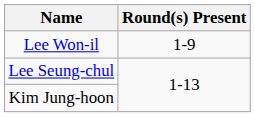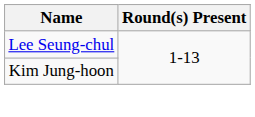- row: (61, 44)
